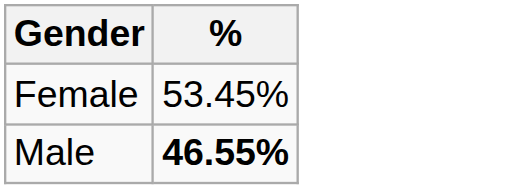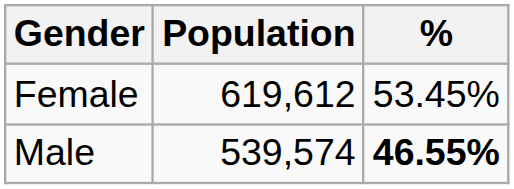+ column: (259, 34)
